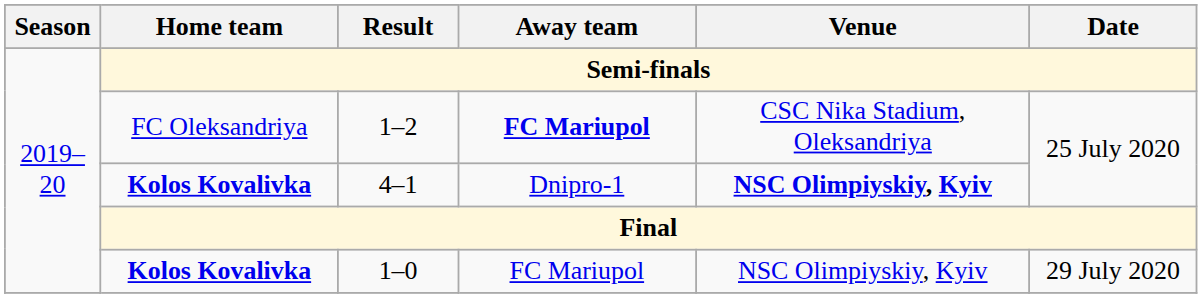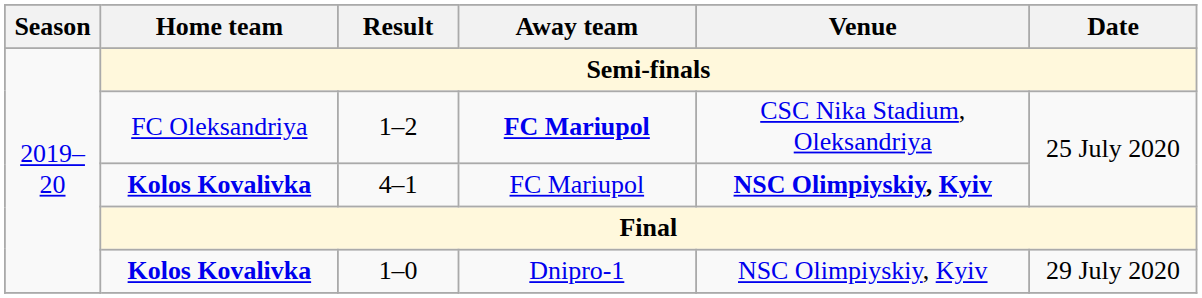(577, 185) Dnipro-1 -> (577, 185) FC Mariupol
(577, 270) FC Mariupol -> (577, 270) Dnipro-1
